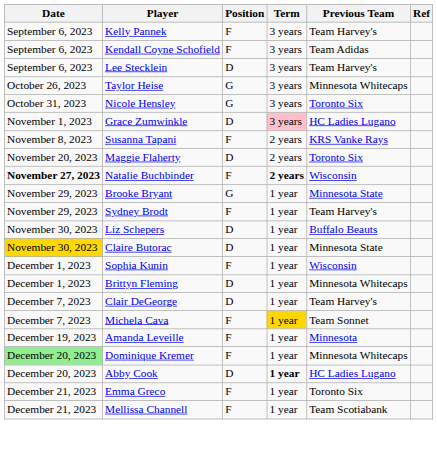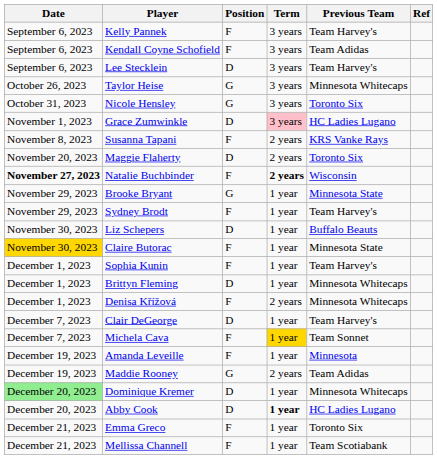(229, 247) D -> (228, 247) F
(333, 265) Wisconsin -> (343, 265) Team Harvey's
+ row: (141, 301)
+ row: (142, 373)
(228, 355) F -> (229, 391) D
